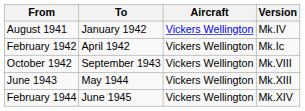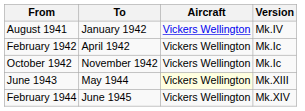+ row: (120, 64)
- row: (121, 64)
(210, 81) no background -> (207, 81) lightyellow background
